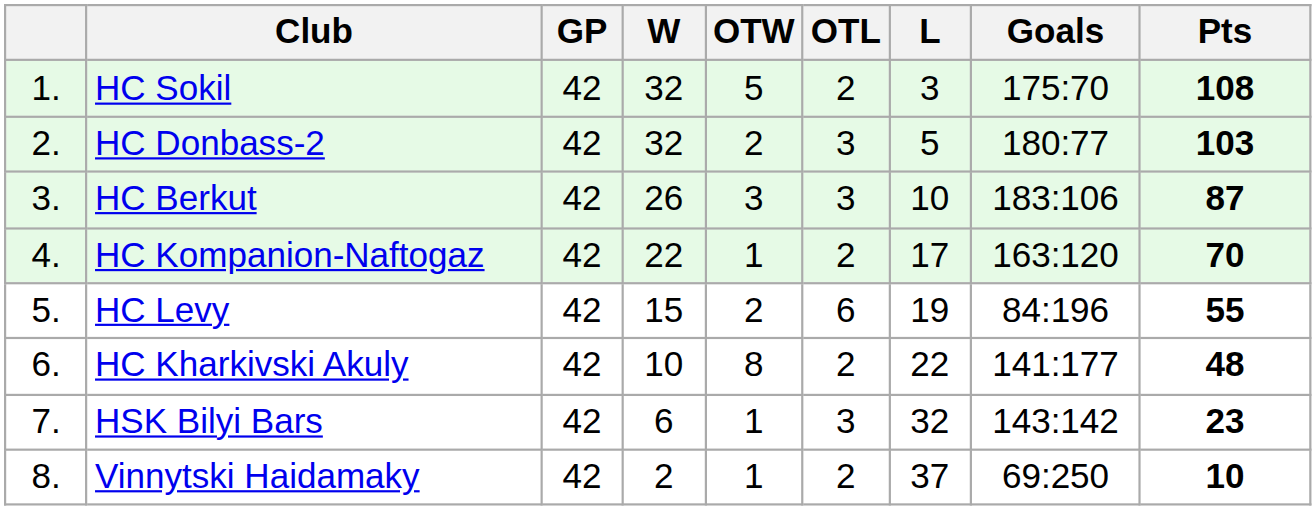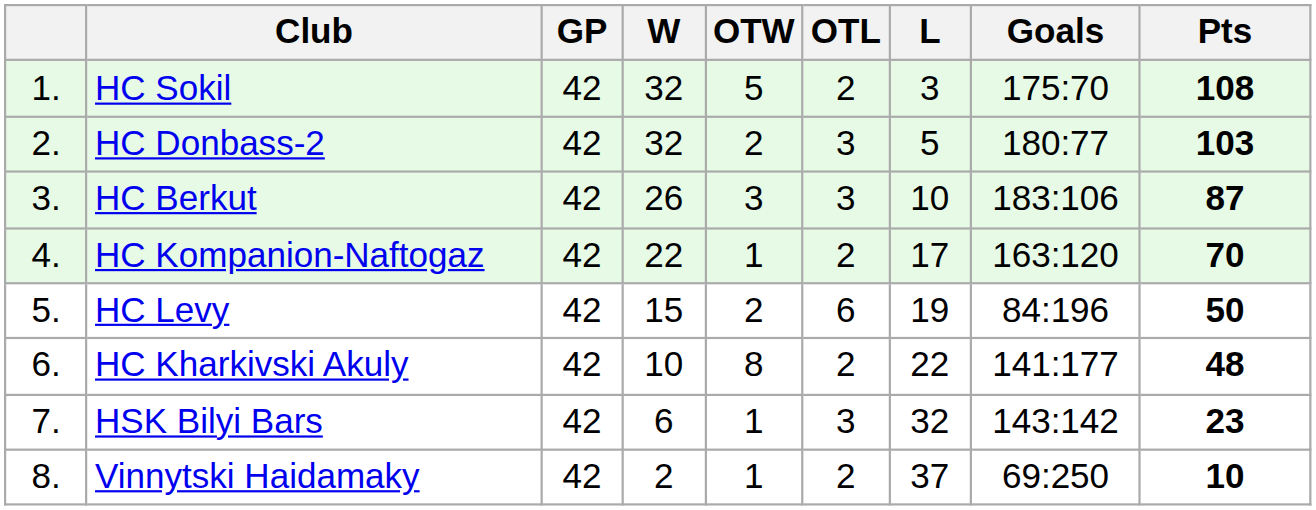(1225, 310) 55 -> (1225, 310) 50
